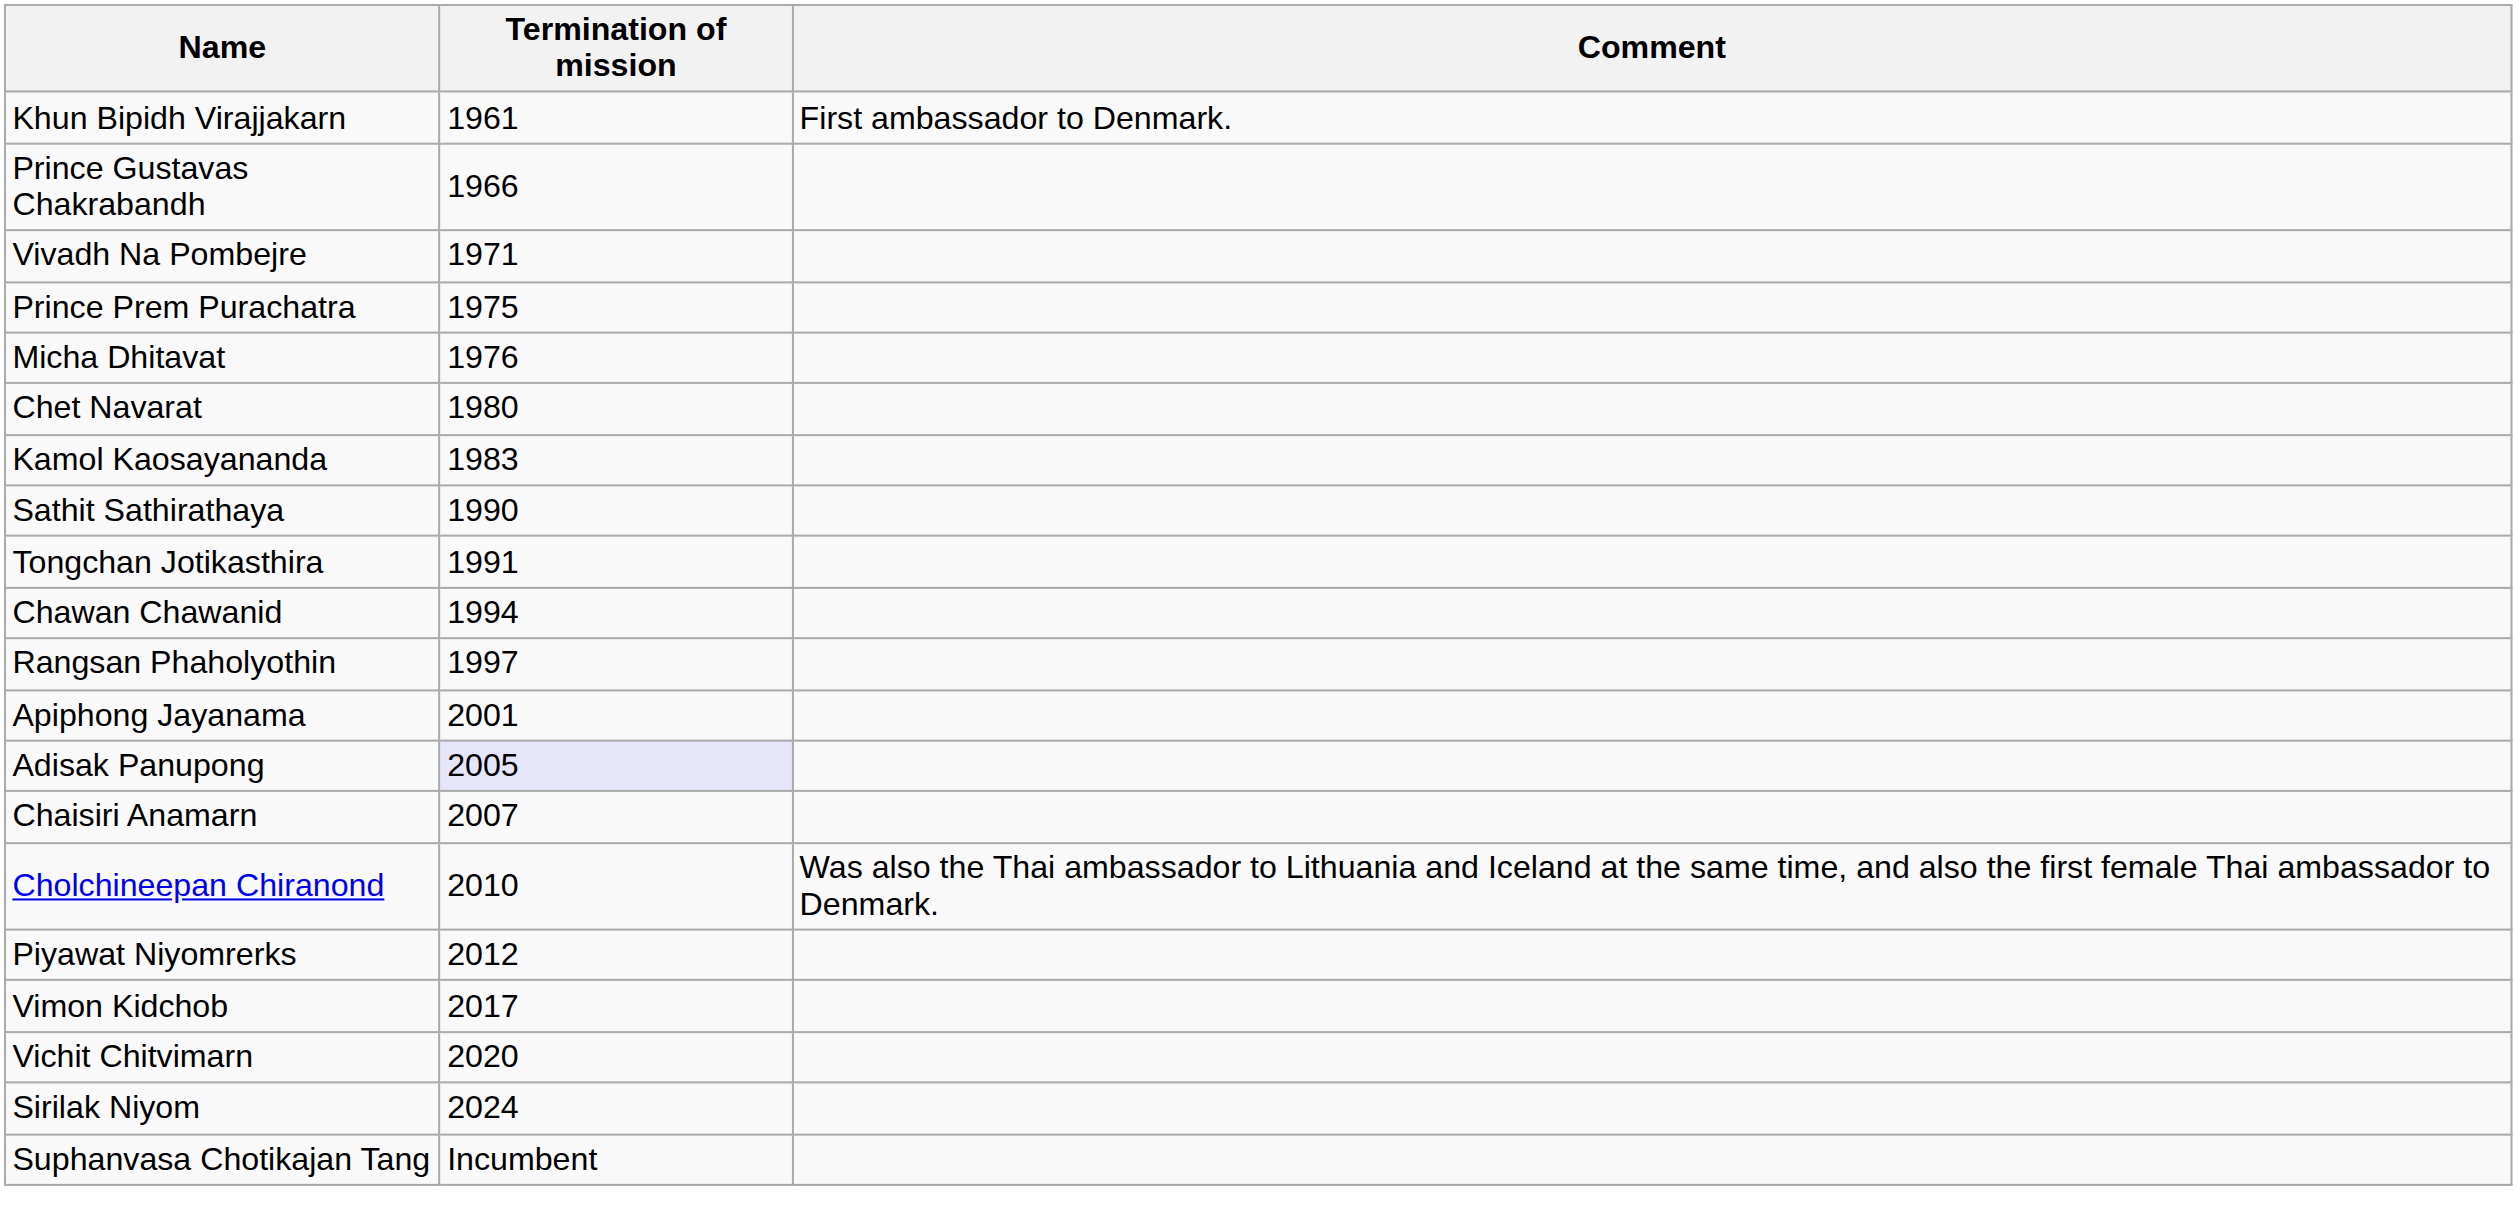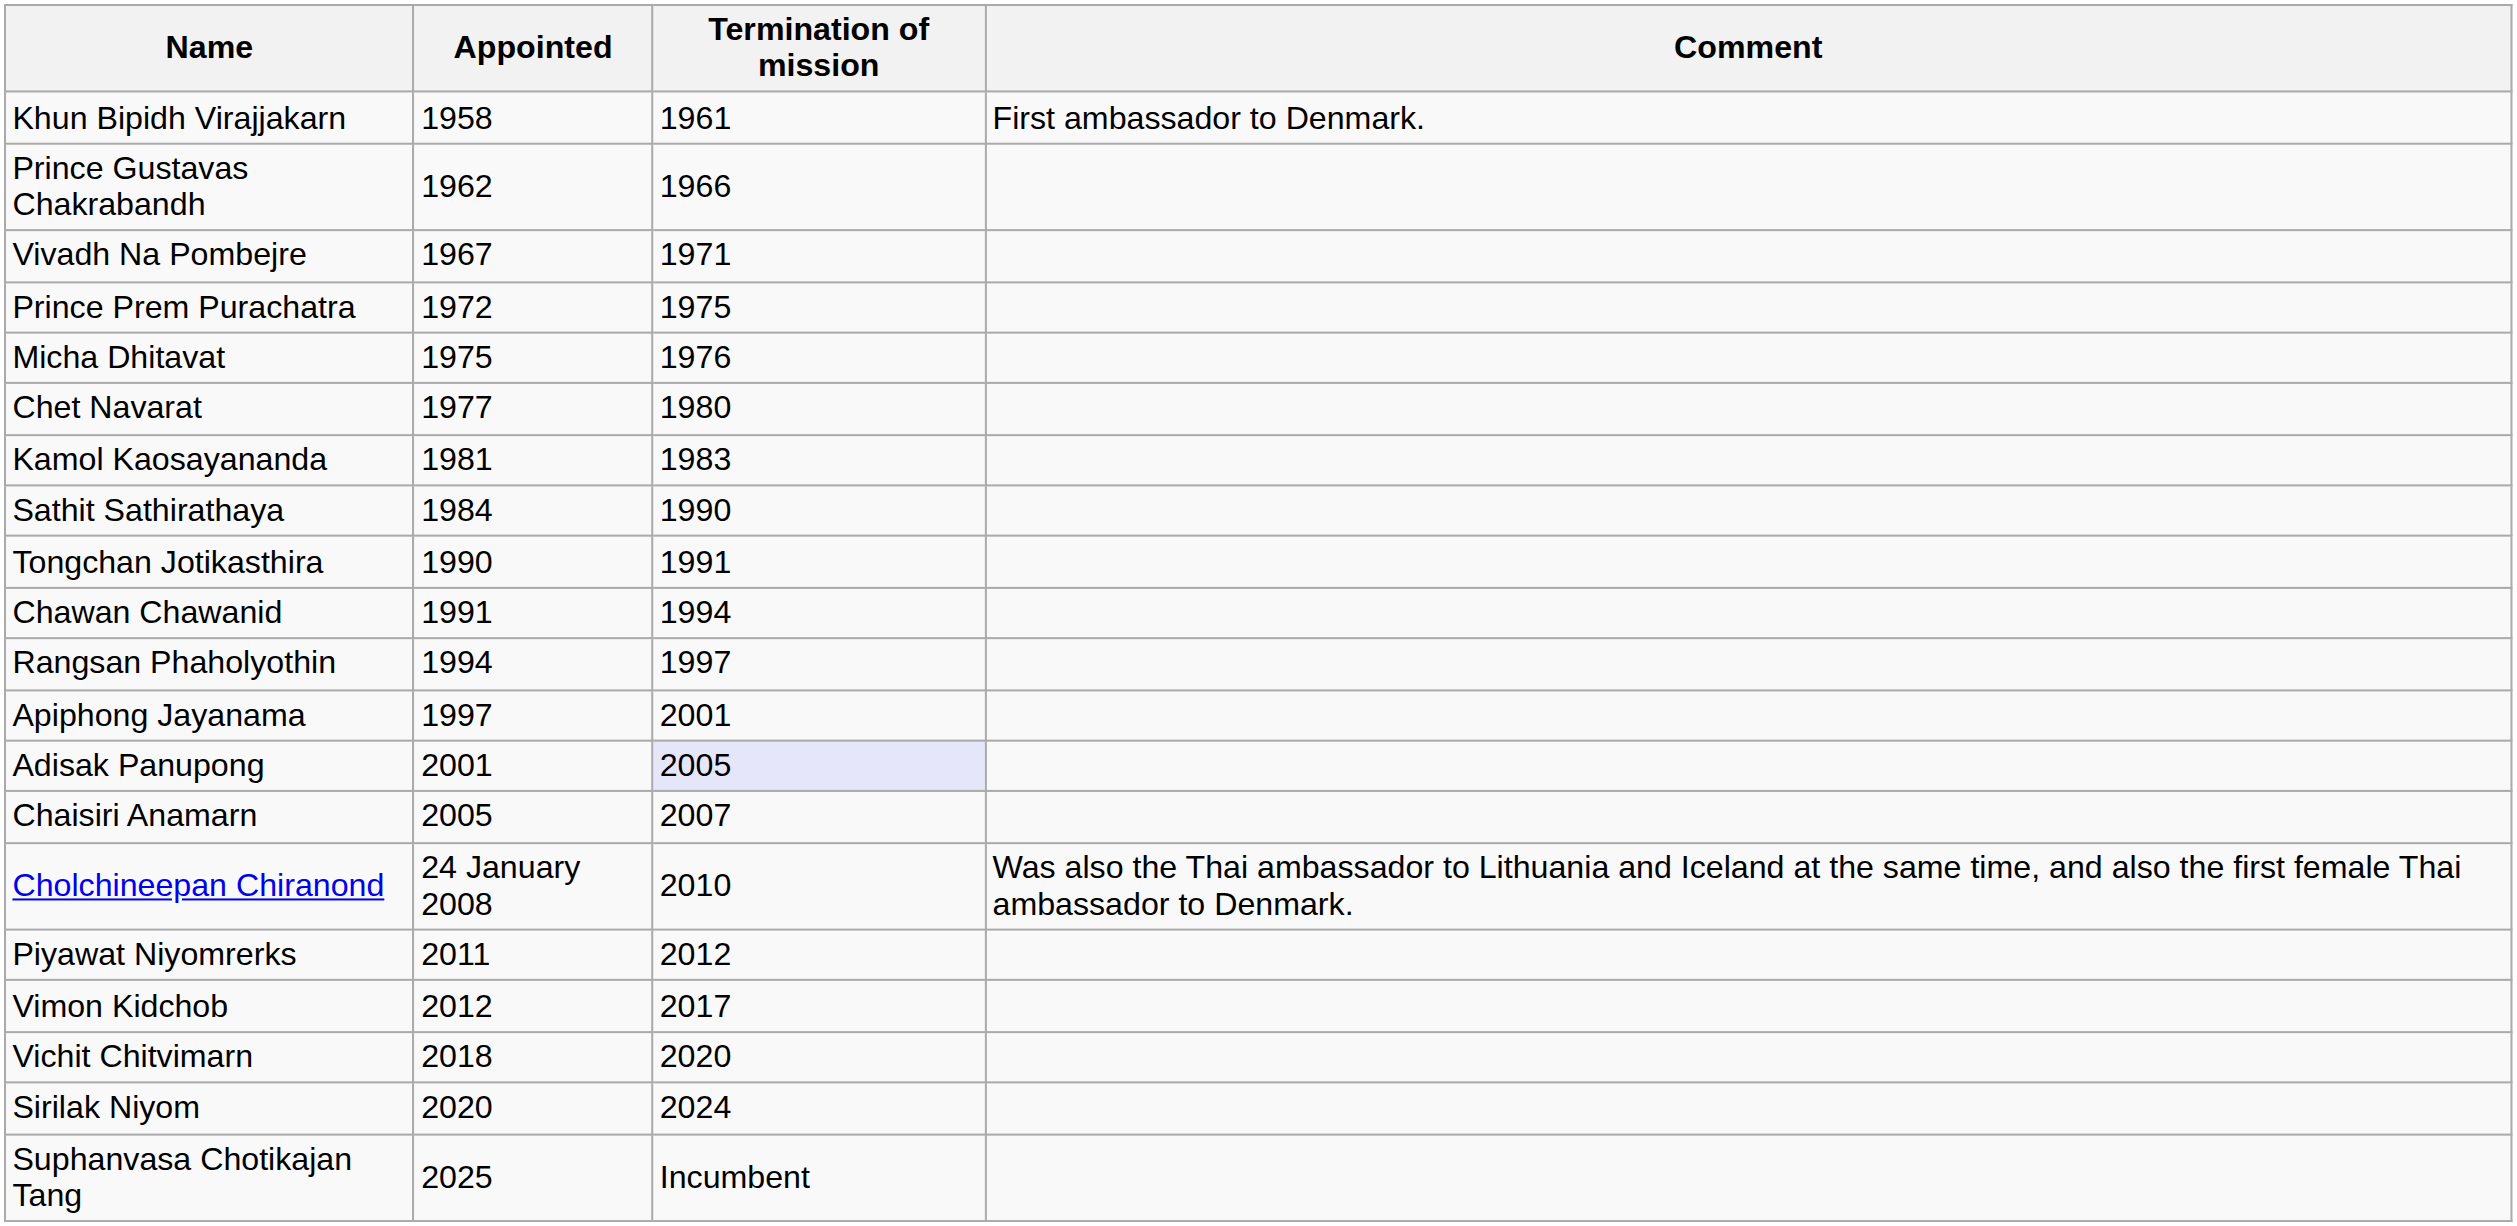+ column: (533, 48)
